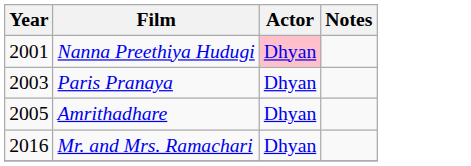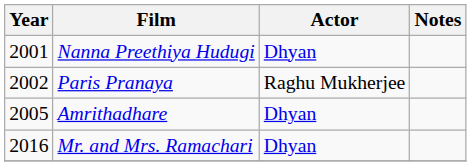(290, 51) pink background -> (290, 51) no background
(29, 82) 2003 -> (29, 82) 2002
(290, 82) Dhyan -> (335, 82) Raghu Mukherjee
